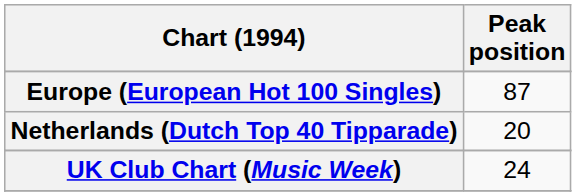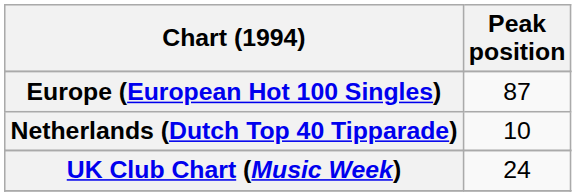(517, 130) 20 -> (517, 130) 10
